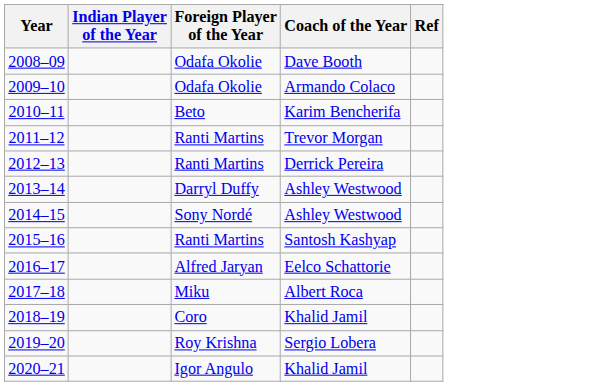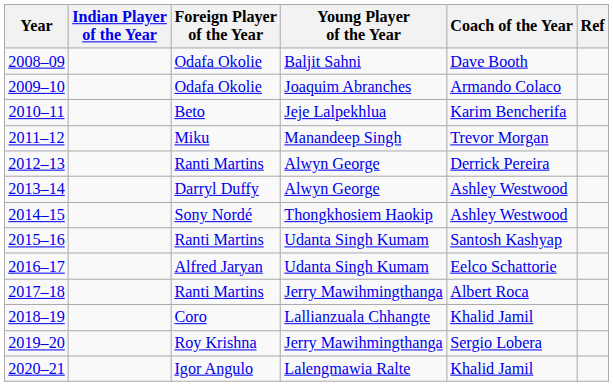+ column: (364, 26)
(219, 138) Ranti Martins -> (192, 138) Miku
(192, 291) Miku -> (219, 291) Ranti Martins
